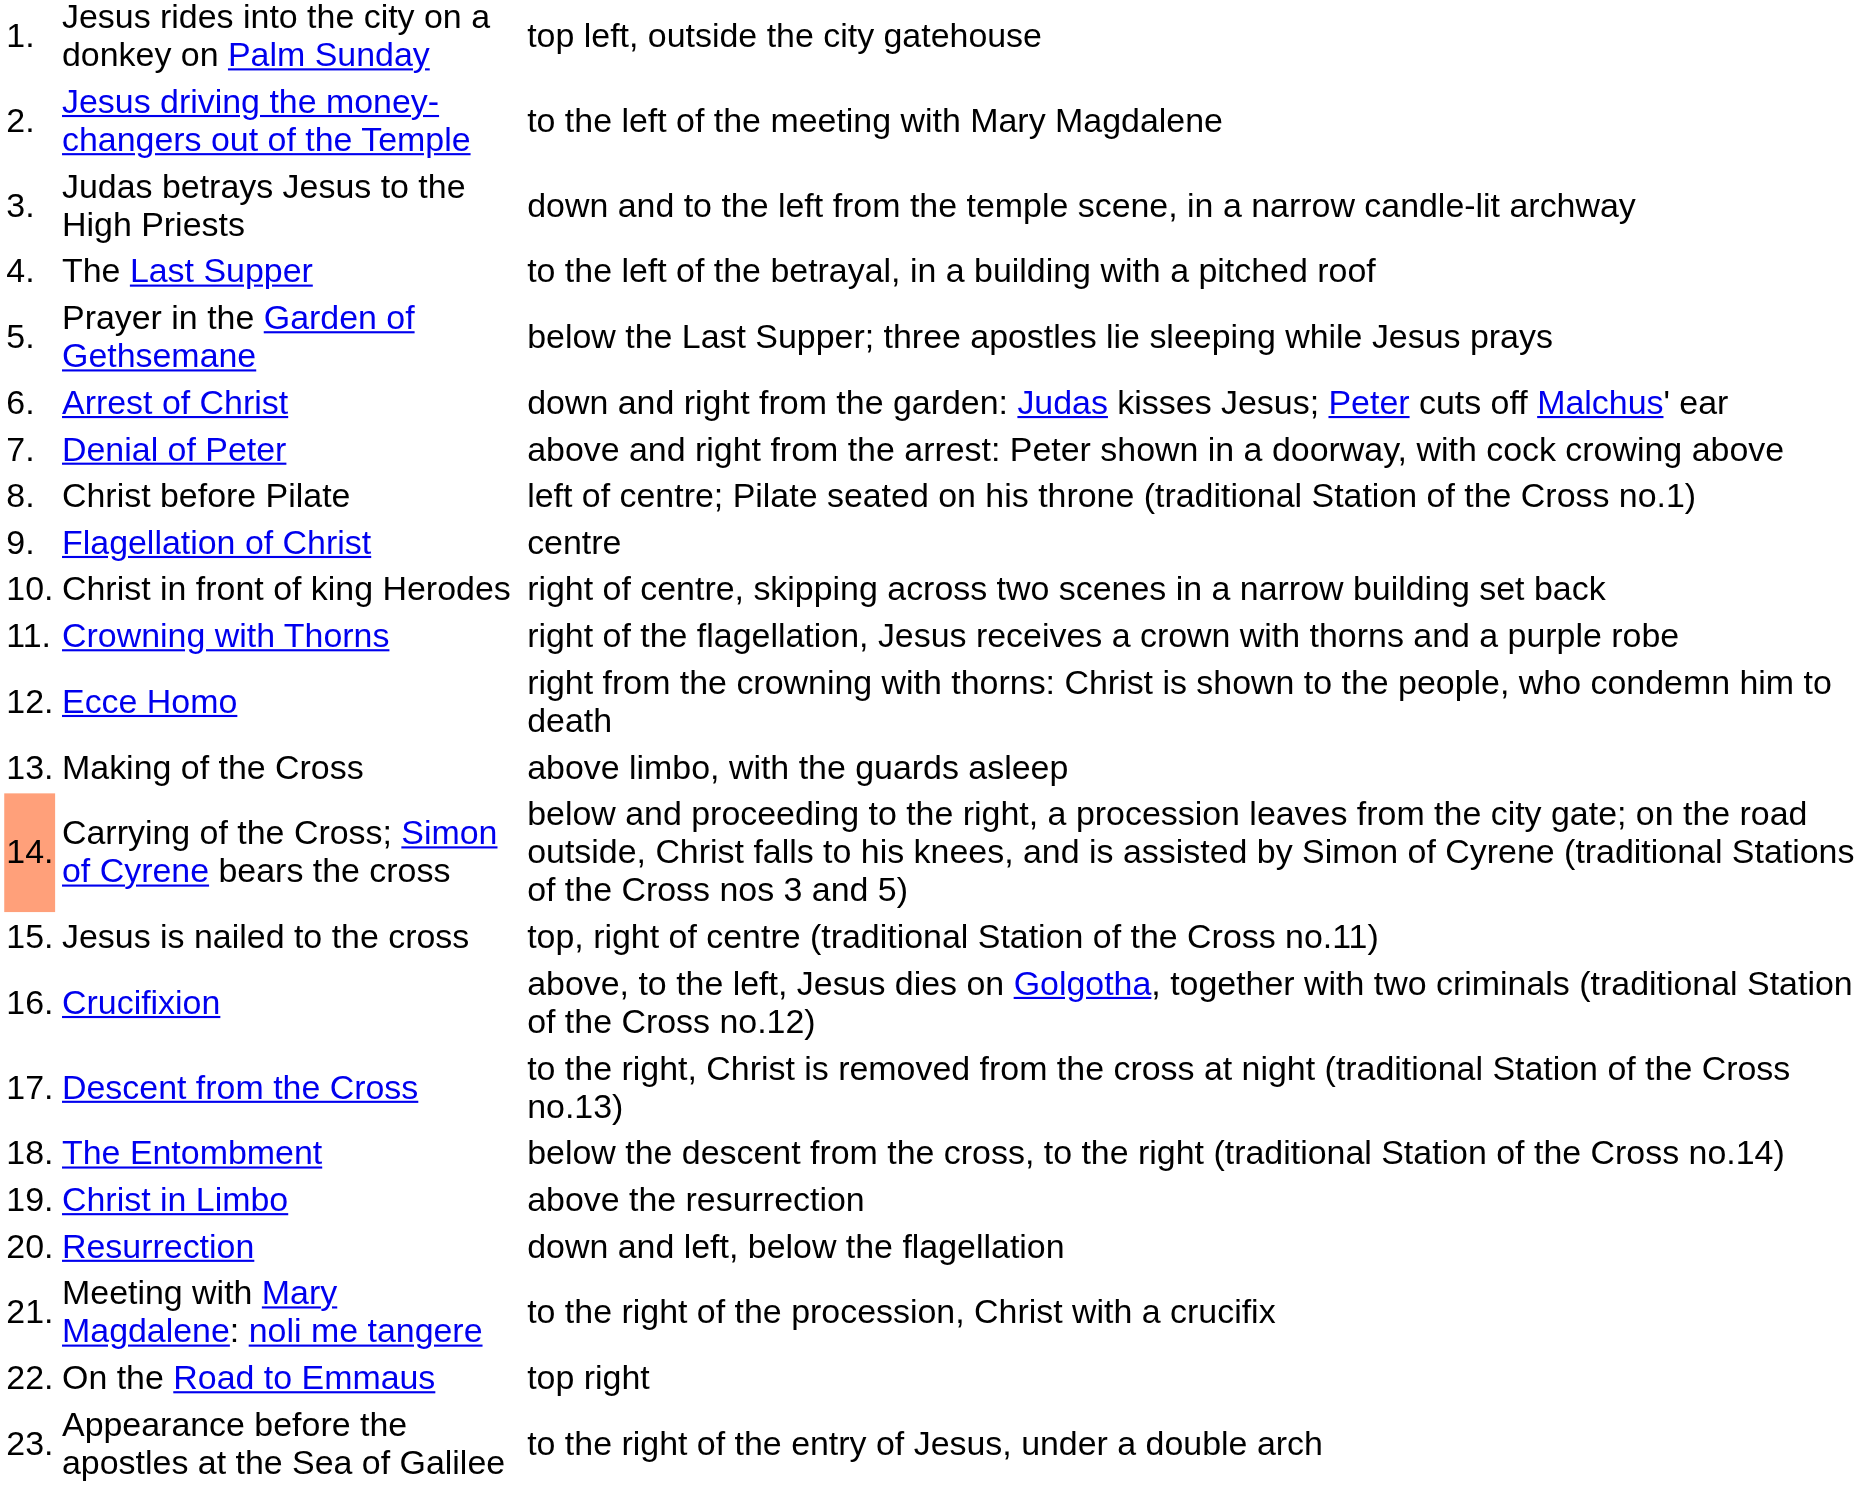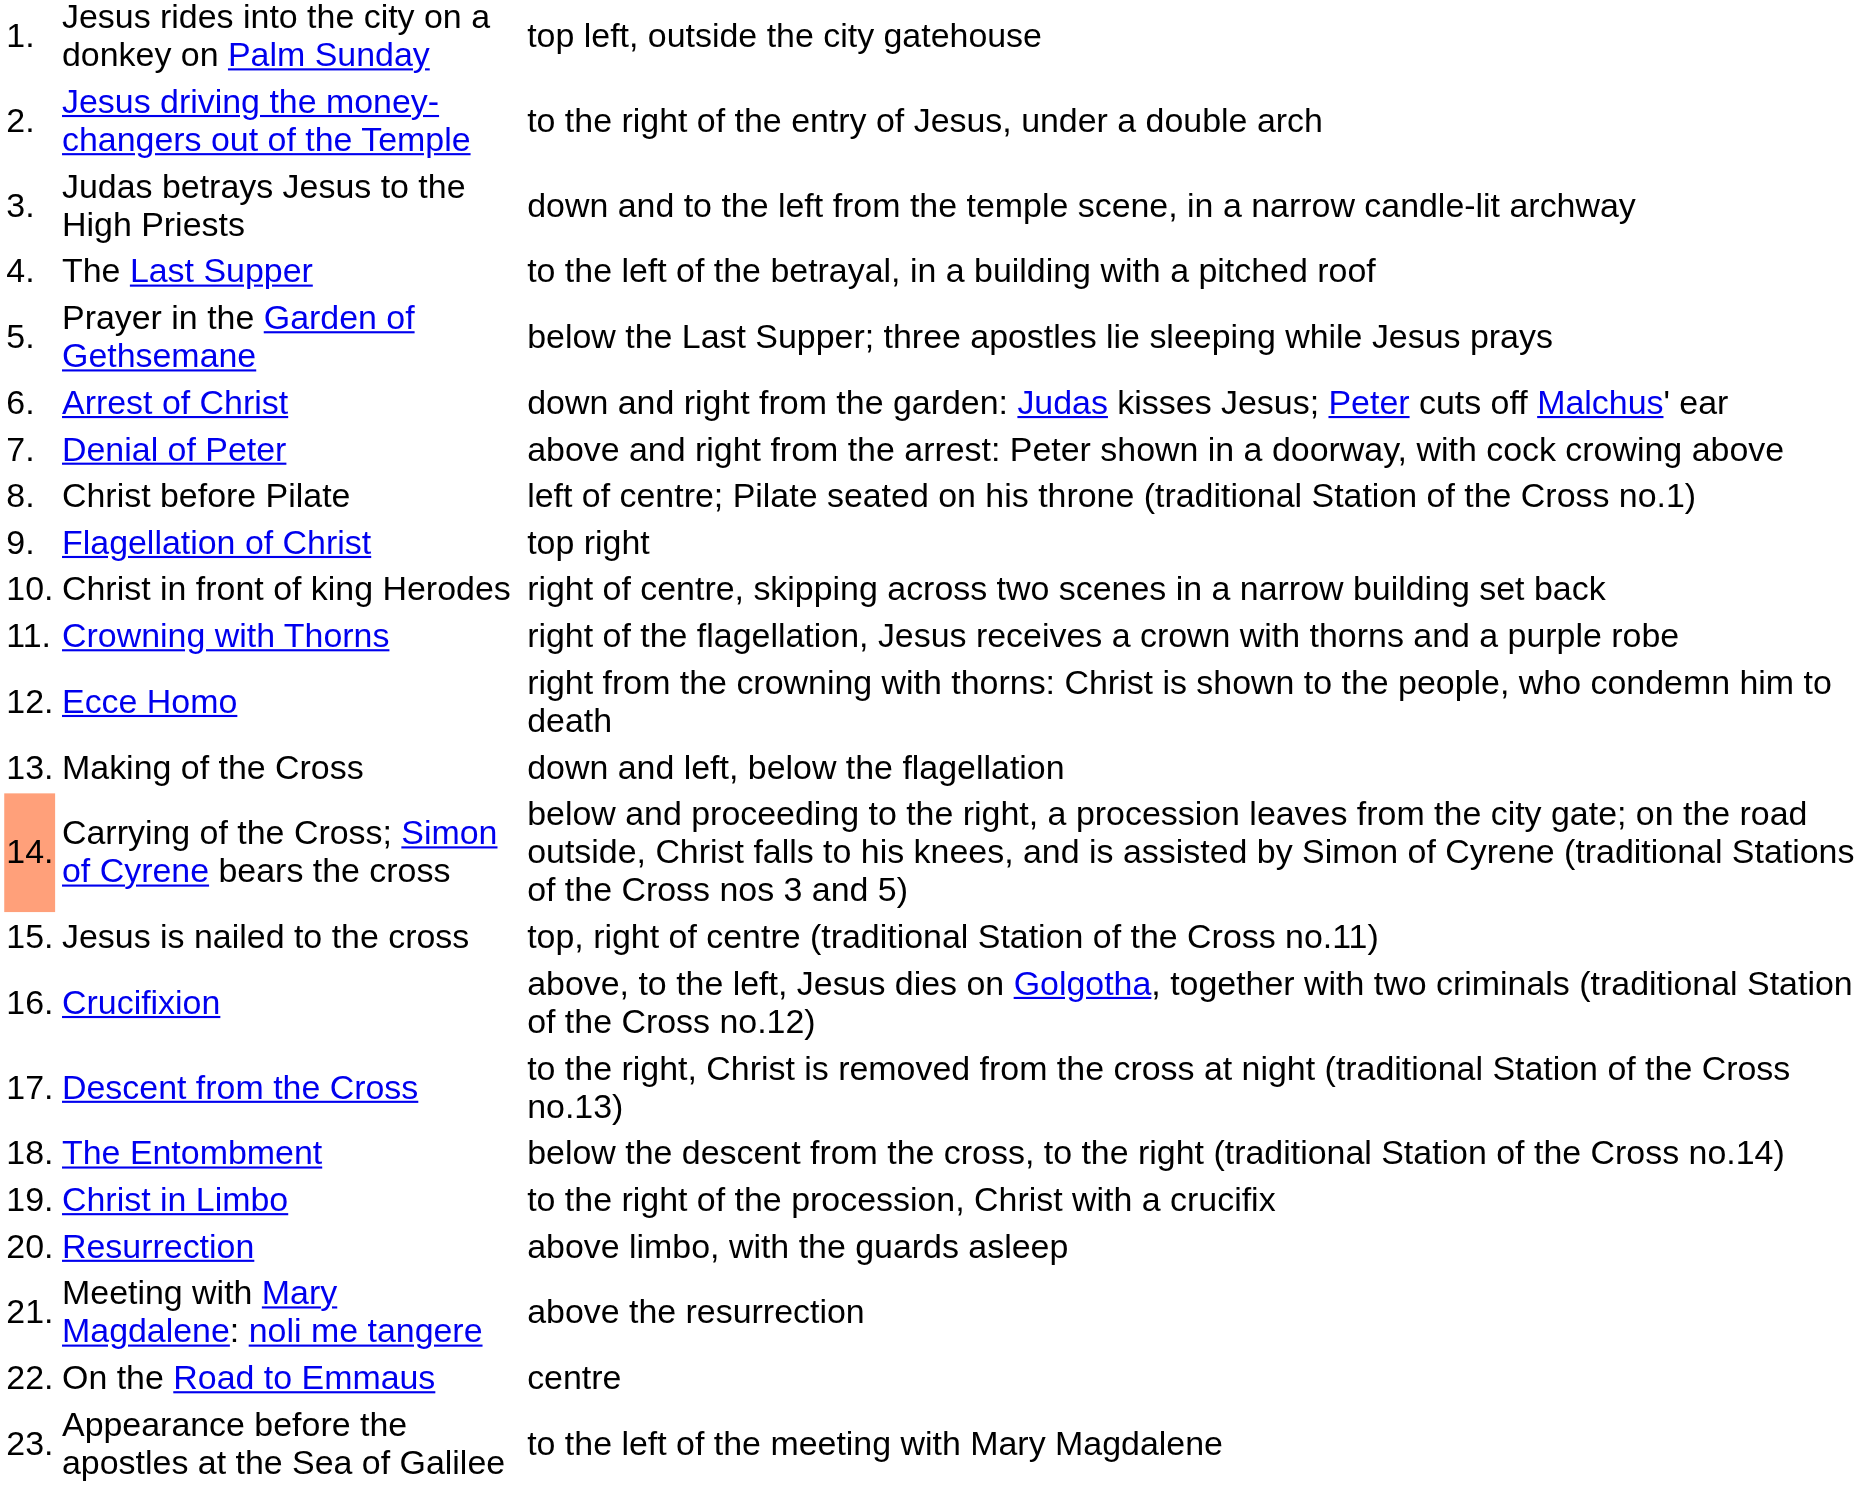(875, 120) to the left of the meeting with Mary Magdalene -> (925, 120) to the right of the entry of Jesus, under a double arch
(574, 542) centre -> (588, 542) top right
(798, 767) above limbo, with the guards asleep -> (796, 767) down and left, below the flagellation
(696, 1199) above the resurrection -> (901, 1199) to the right of the procession, Christ with a crucifix
(796, 1246) down and left, below the flagellation -> (798, 1246) above limbo, with the guards asleep
(901, 1312) to the right of the procession, Christ with a crucifix -> (696, 1312) above the resurrection
(588, 1377) top right -> (574, 1377) centre
(925, 1443) to the right of the entry of Jesus, under a double arch -> (875, 1443) to the left of the meeting with Mary Magdalene
